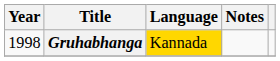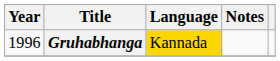(24, 42) 1998 -> (24, 42) 1996
